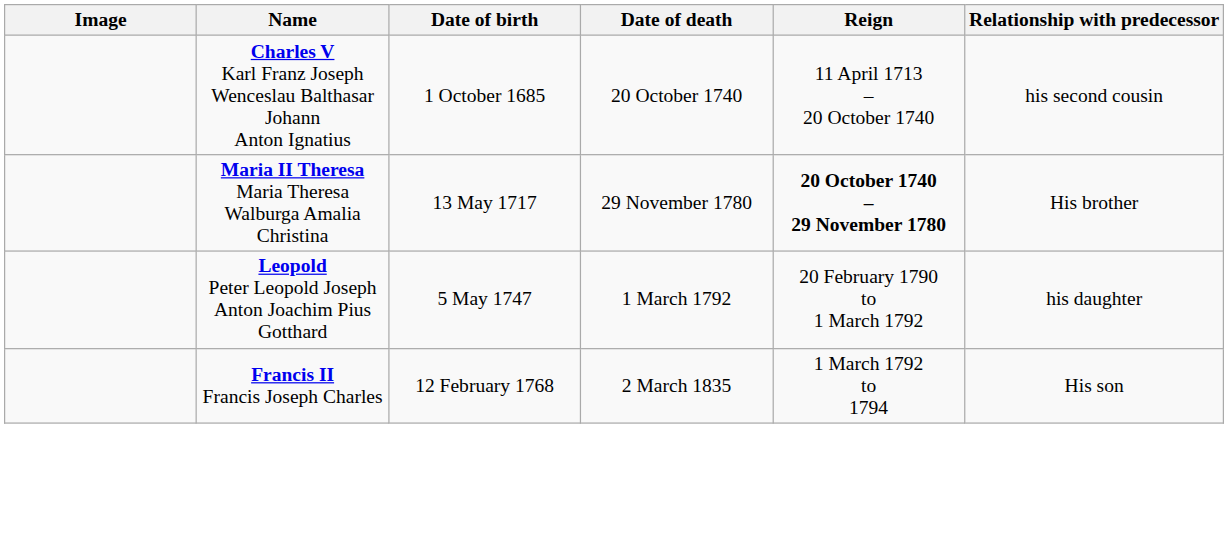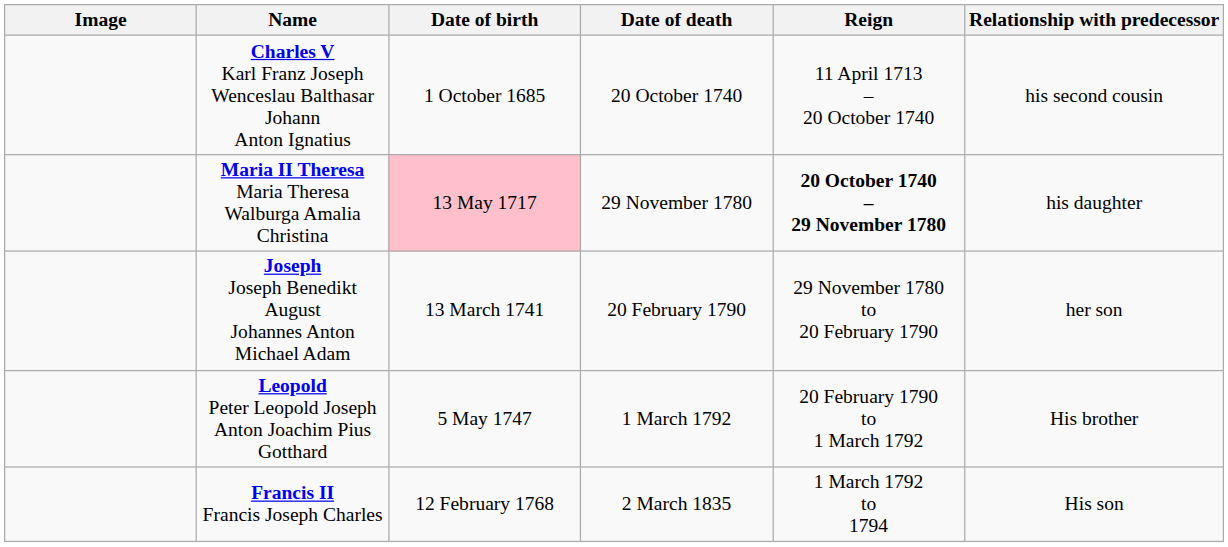(485, 202) no background -> (485, 202) pink background
(1094, 202) His brother -> (1094, 202) his daughter
+ row: (293, 310)
(1094, 299) his daughter -> (1094, 418) His brother
